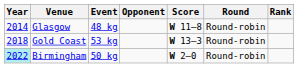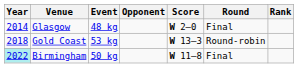(186, 26) W 11–8 -> (183, 26) W 2–0
(236, 26) Round-robin -> (220, 26) Final
(183, 56) W 2–0 -> (186, 56) W 11–8
(236, 56) Round-robin -> (220, 56) Final
